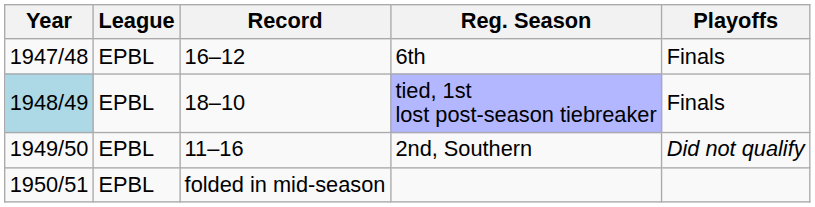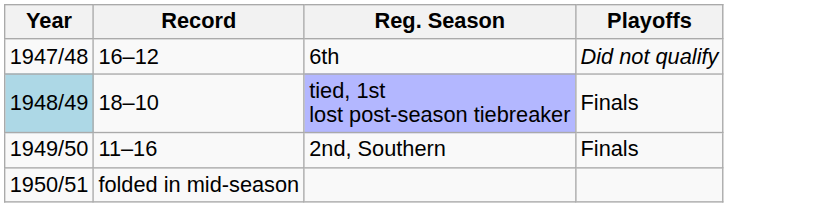- column: (136, 21)
(696, 56) Finals -> (649, 56) Did not qualify
(736, 149) Did not qualify -> (610, 149) Finals
